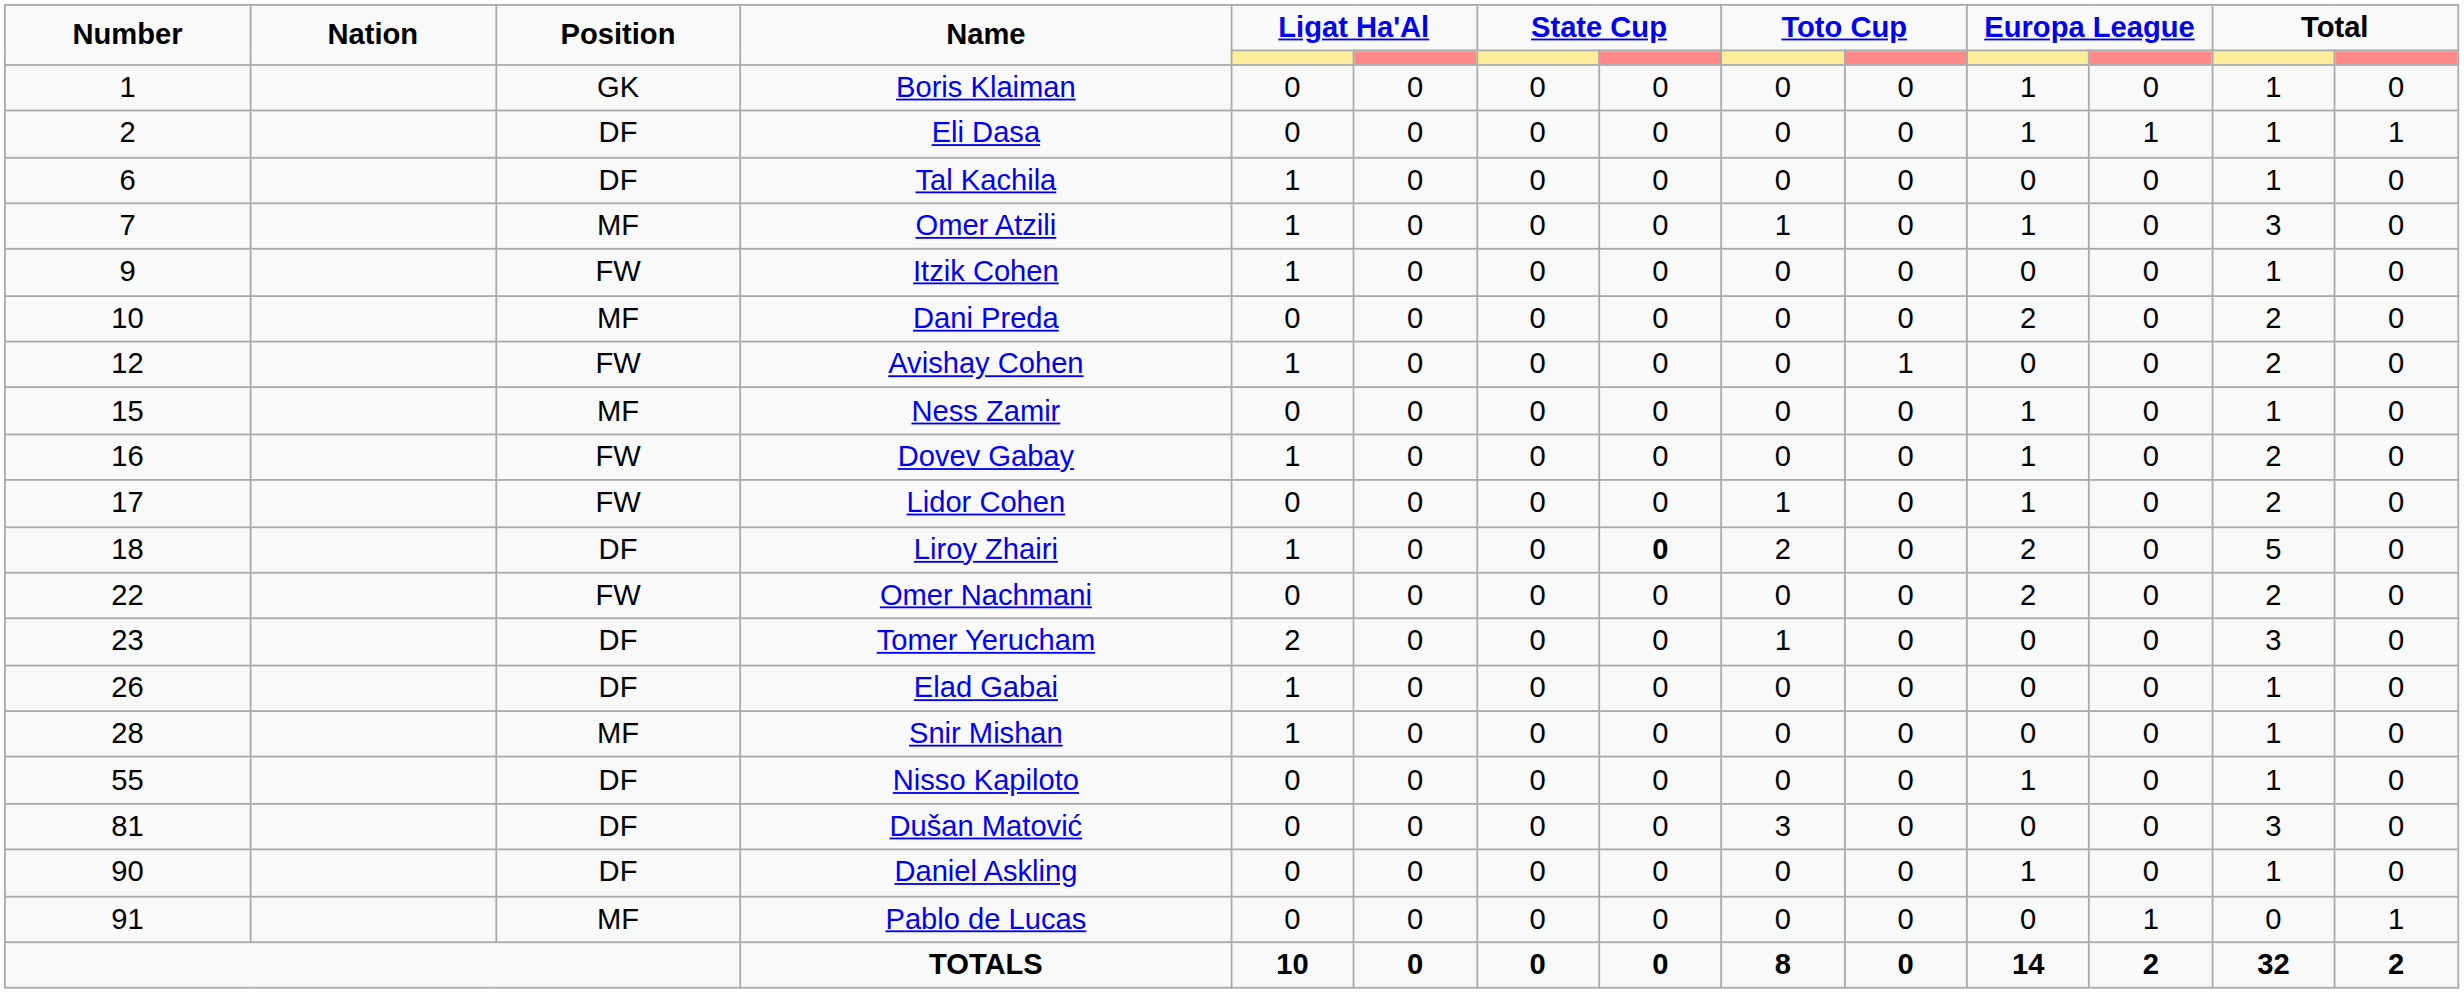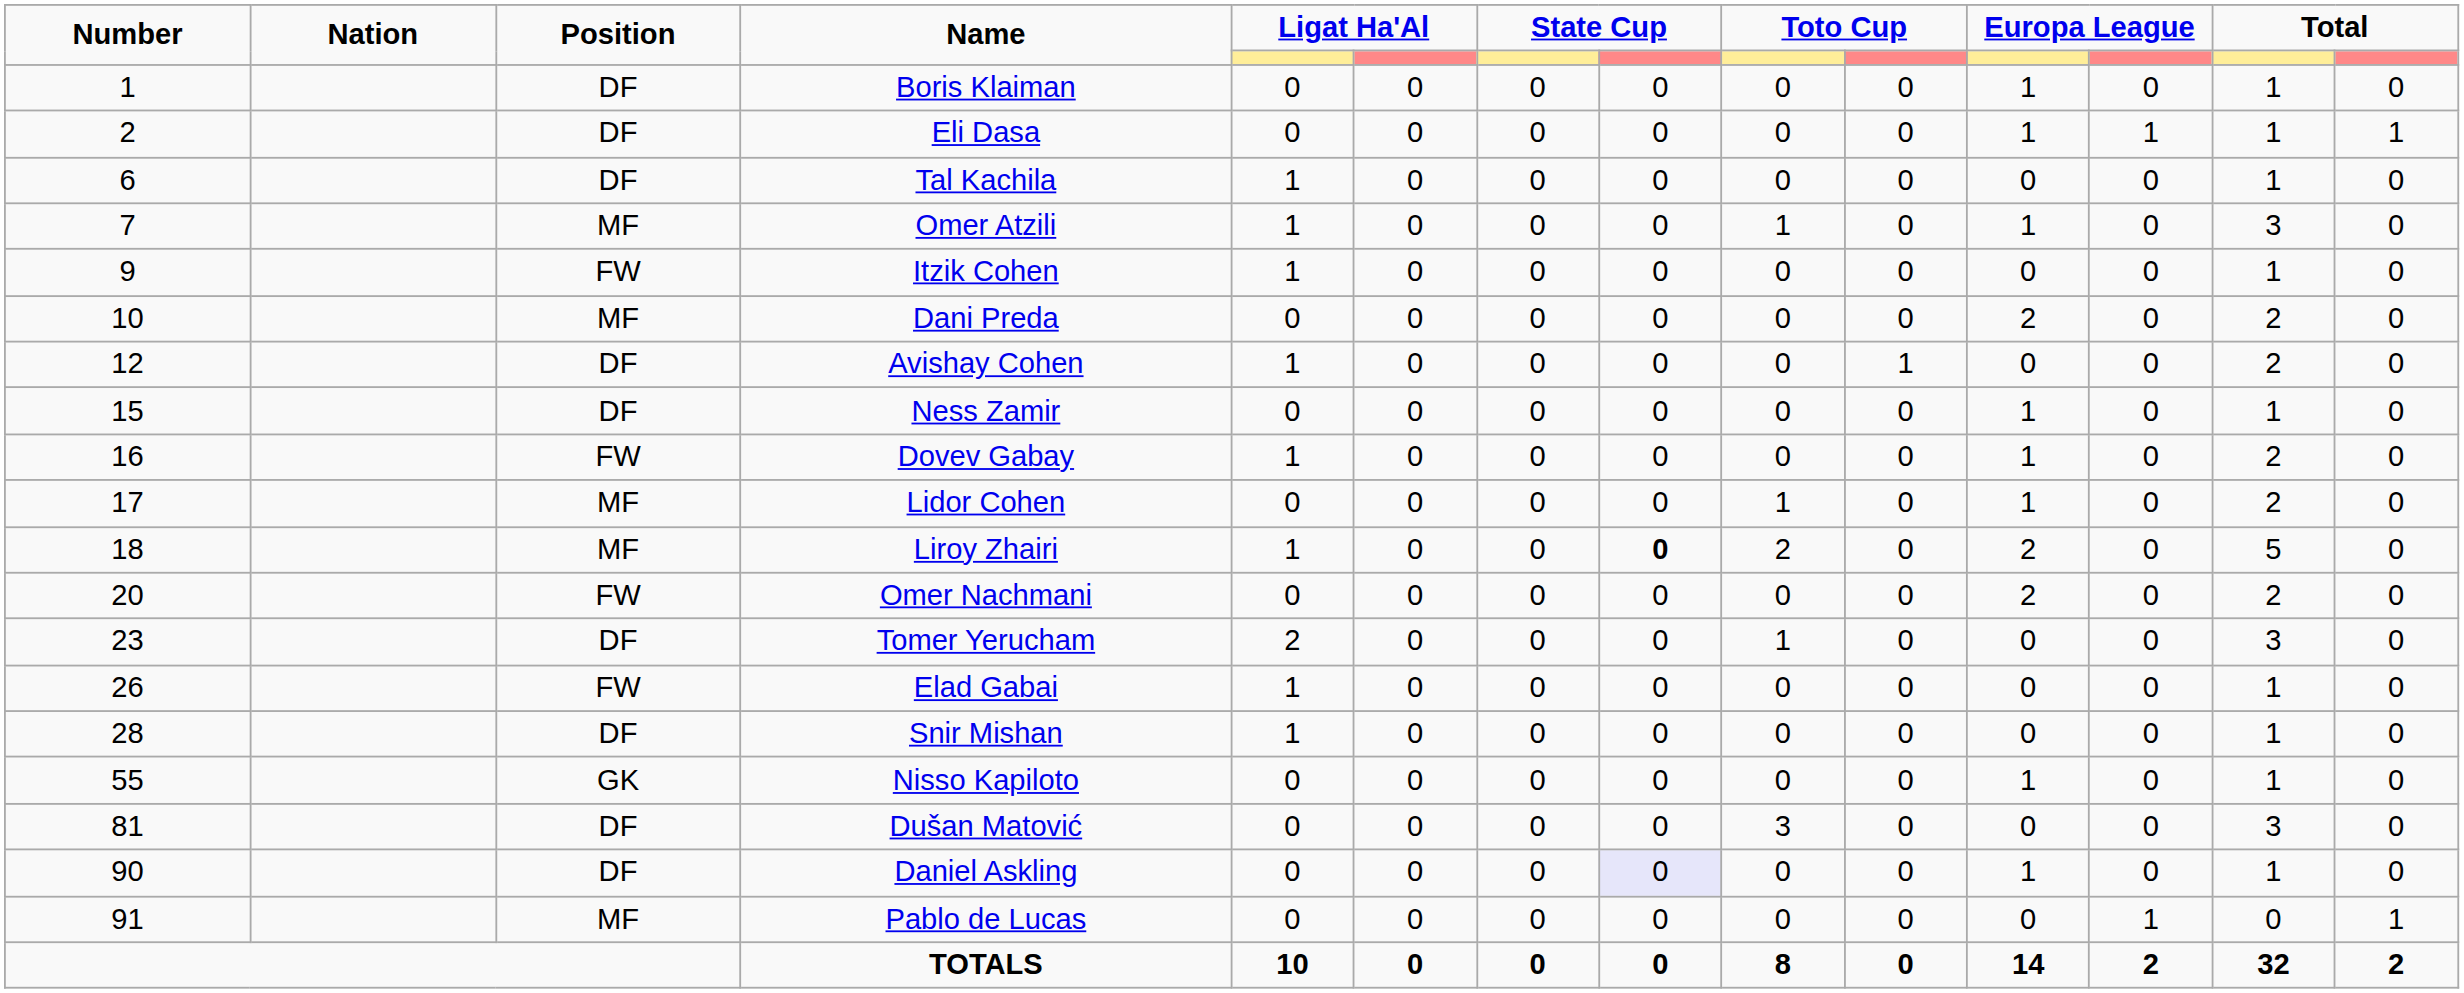(618, 87) GK -> (618, 87) DF
(618, 364) FW -> (618, 364) DF
(618, 410) MF -> (618, 410) DF
(618, 502) FW -> (618, 502) MF
(618, 549) DF -> (618, 549) MF
(128, 595) 22 -> (128, 595) 20
(618, 687) DF -> (618, 687) FW
(618, 733) MF -> (618, 733) DF
(618, 779) DF -> (618, 779) GK
(1660, 872) no background -> (1660, 872) lavender background
